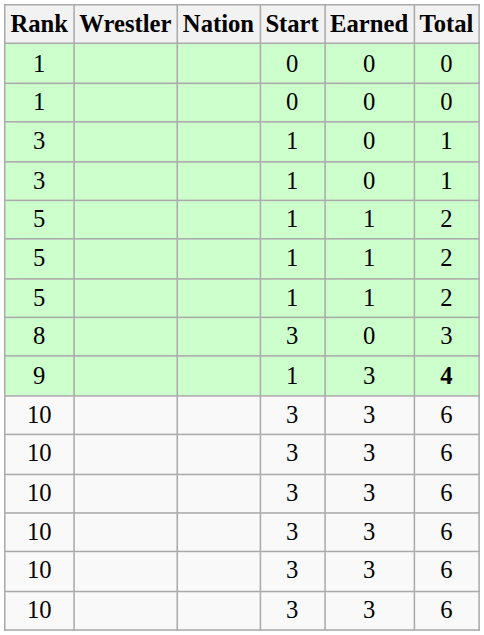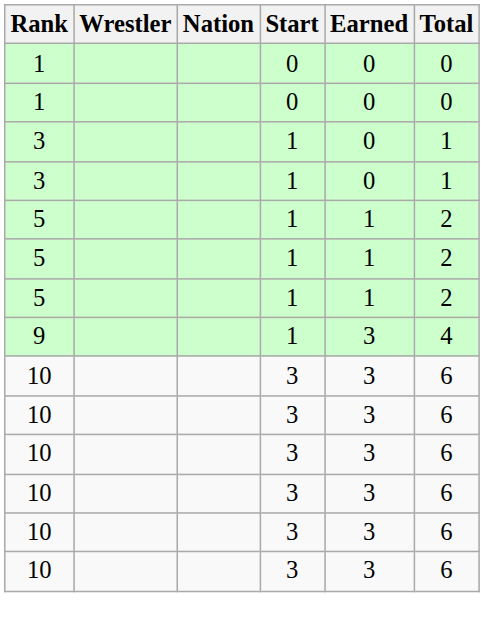- row: (39, 336)
(446, 375) bold -> (446, 336) normal
